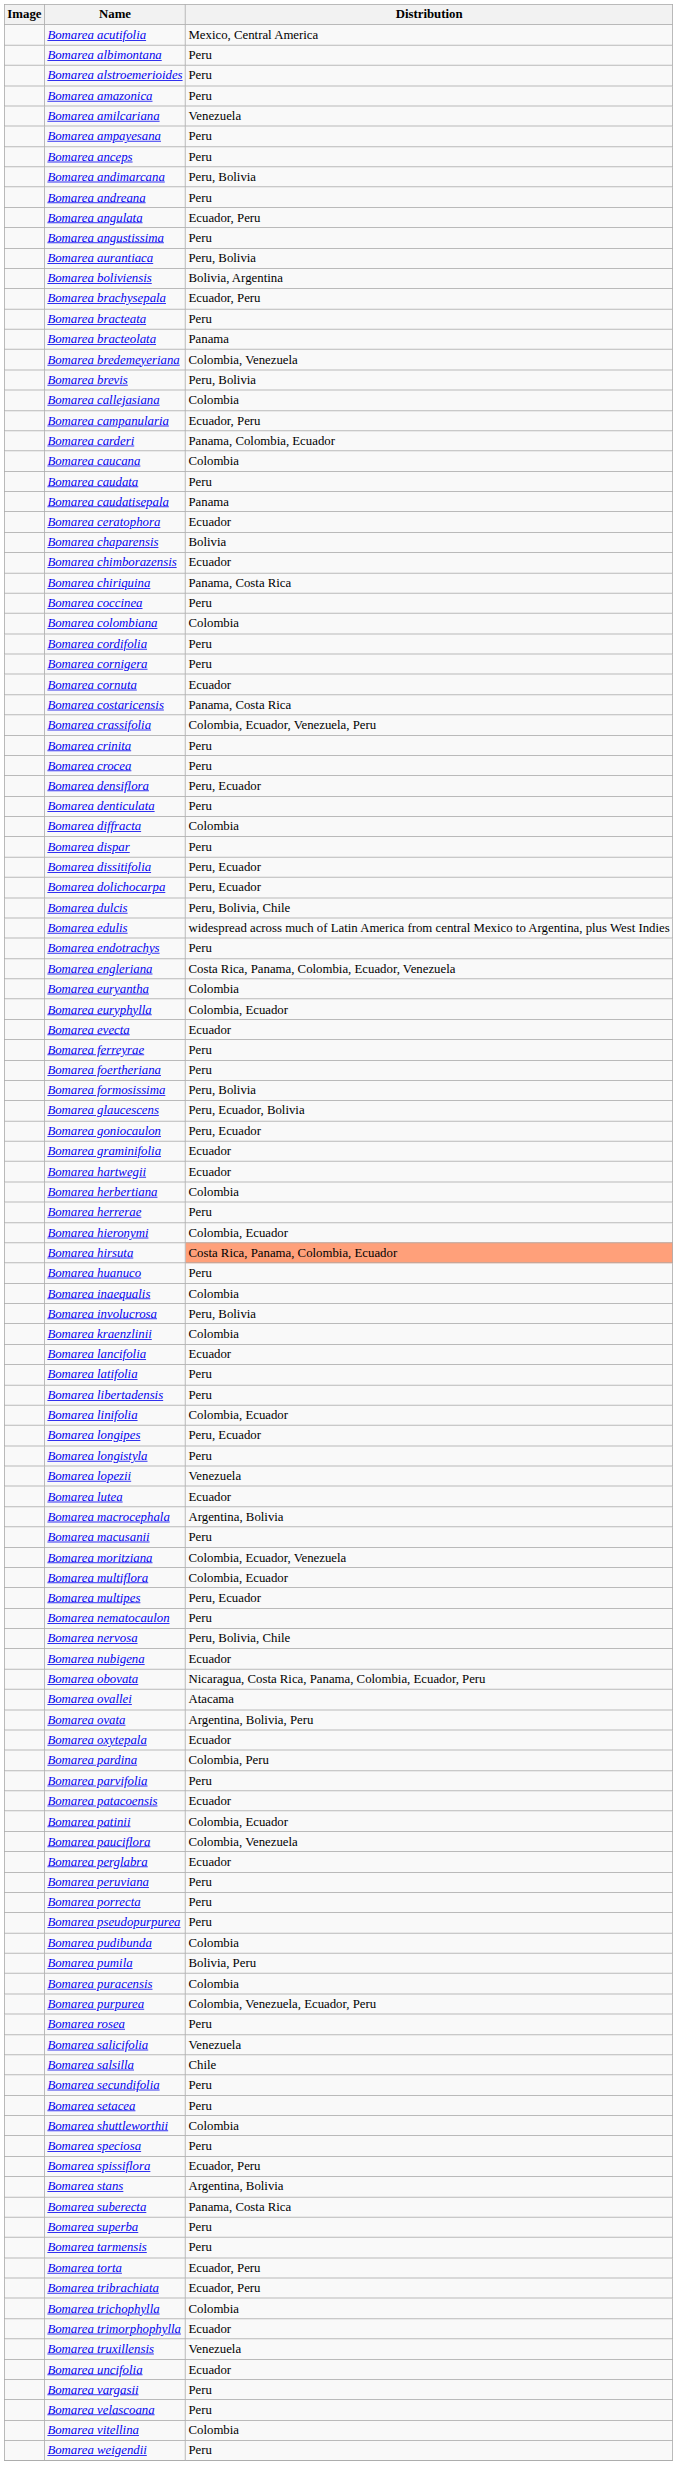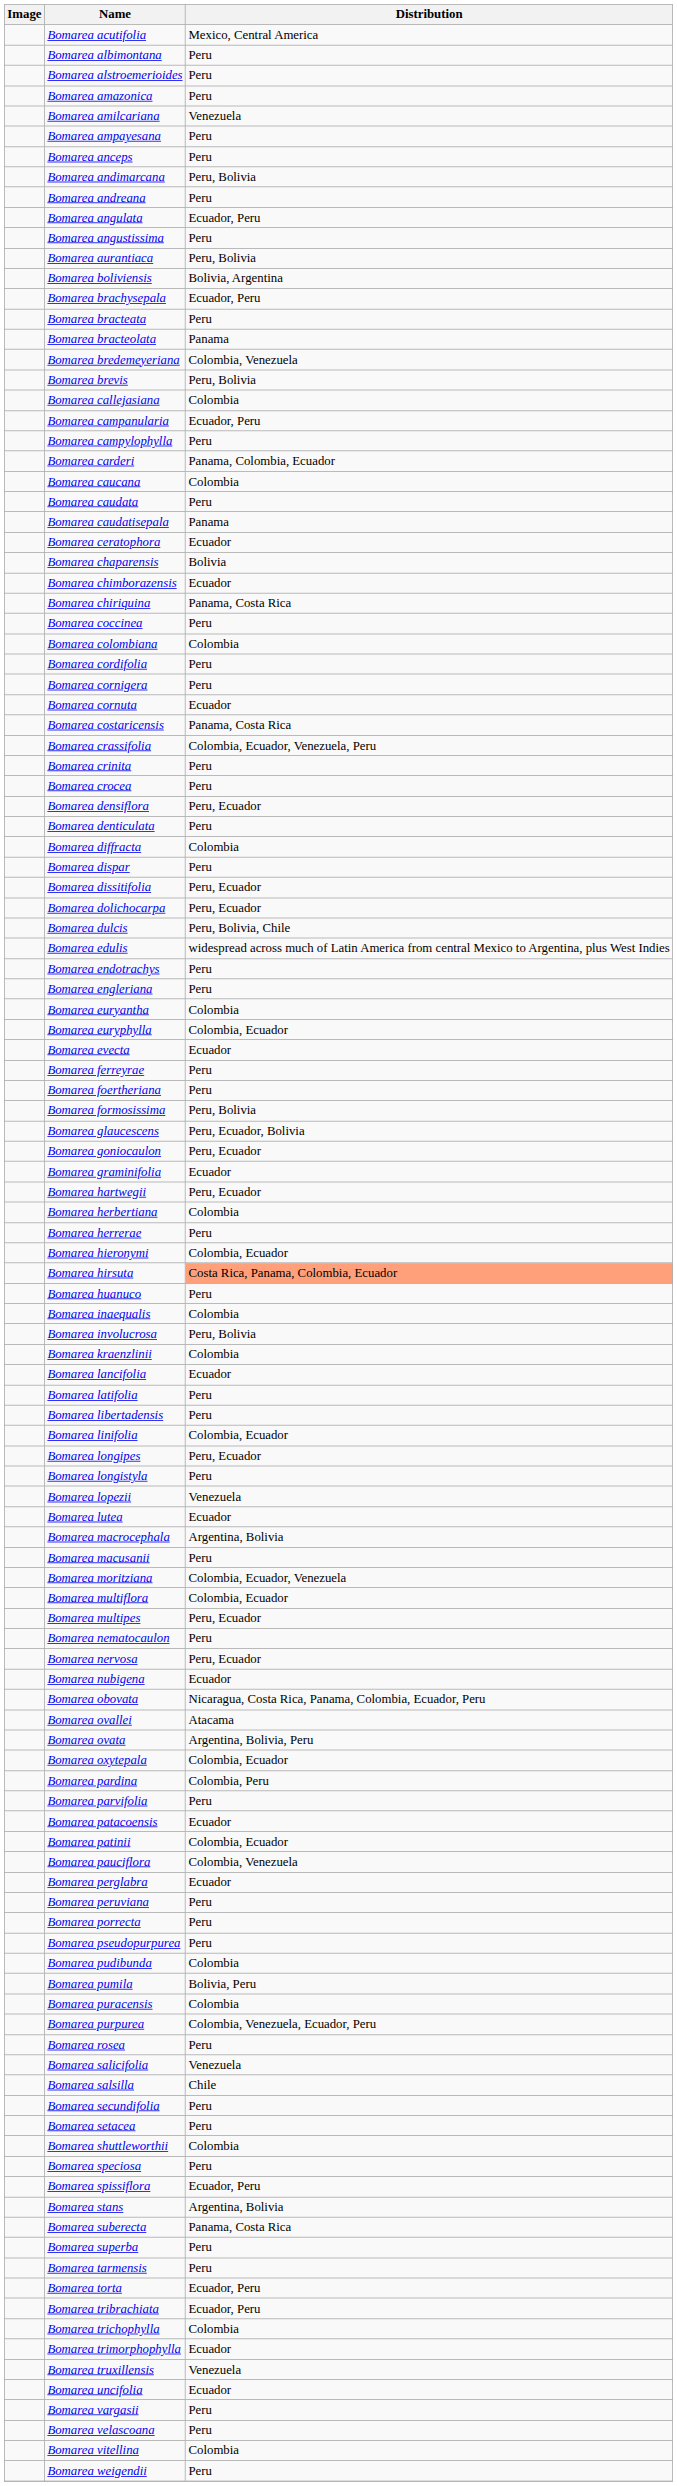+ row: (110, 440)
(322, 968) Costa Rica, Panama, Colombia, Ecuador, Venezuela -> (200, 989) Peru
(210, 1171) Ecuador -> (225, 1192) Peru, Ecuador
(239, 1638) Peru, Bolivia, Chile -> (225, 1658) Peru, Ecuador
(210, 1740) Ecuador -> (238, 1760) Colombia, Ecuador
